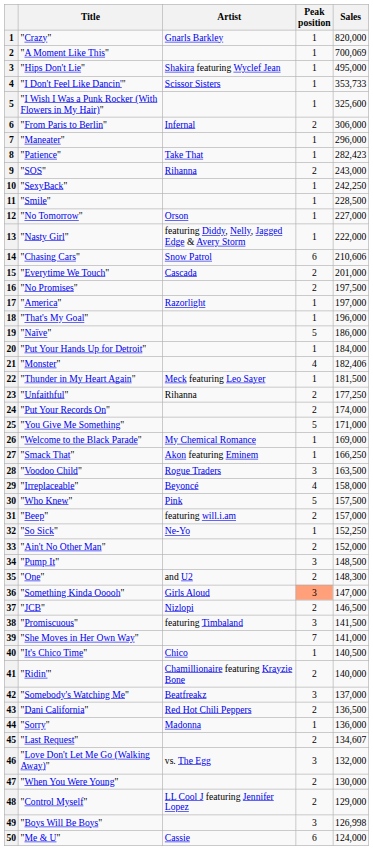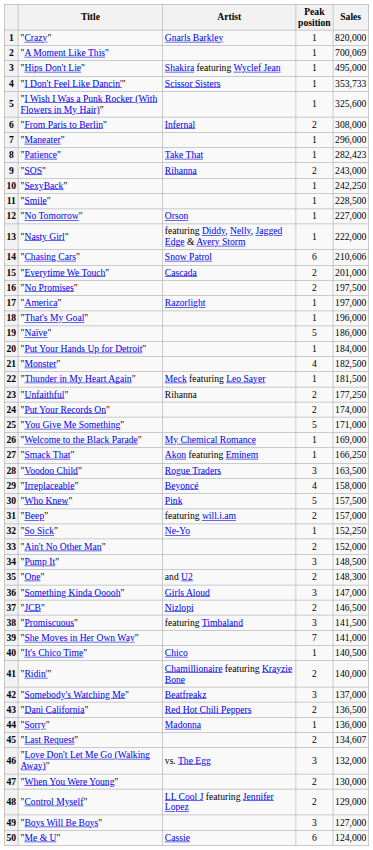(351, 125) 306,000 -> (351, 125) 308,000
(351, 364) 182,406 -> (351, 364) 182,500
(314, 592) lightsalmon background -> (314, 592) no background
(351, 822) 126,998 -> (351, 822) 127,000
